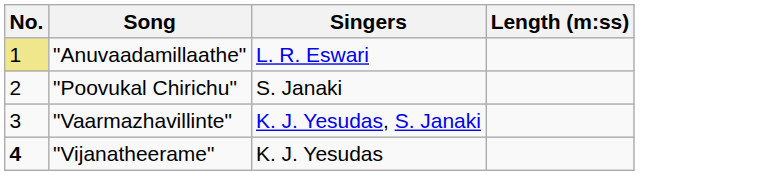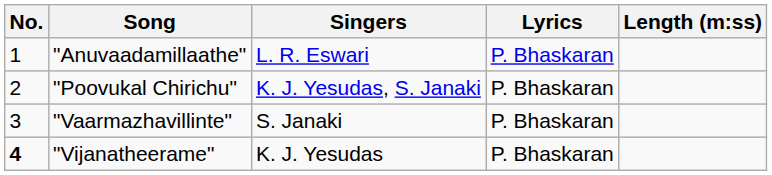+ column: (552, 21)
(15, 55) khaki background -> (15, 55) no background
(299, 88) S. Janaki -> (368, 88) K. J. Yesudas, S. Janaki
(368, 121) K. J. Yesudas, S. Janaki -> (299, 121) S. Janaki
